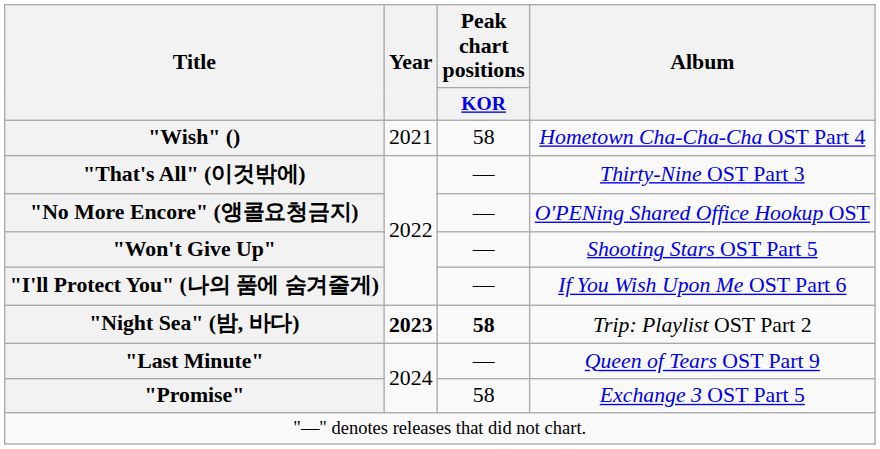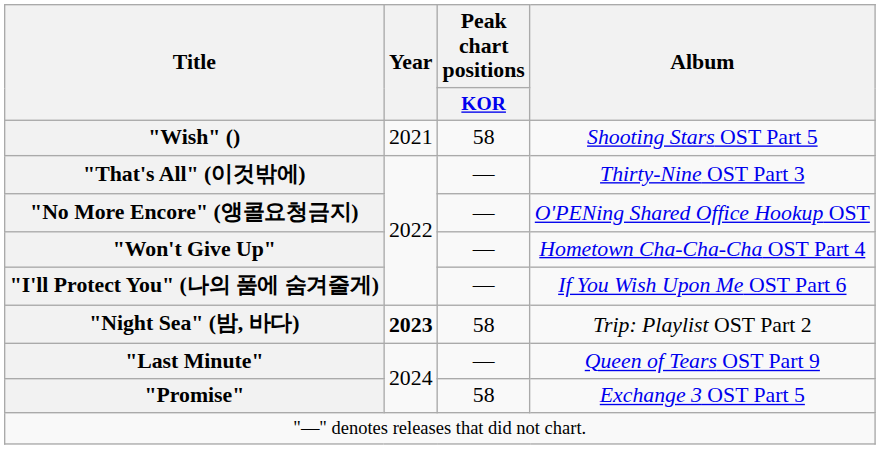(702, 137) Hometown Cha-Cha-Cha OST Part 4 -> (702, 137) Shooting Stars OST Part 5
(702, 249) Shooting Stars OST Part 5 -> (702, 249) Hometown Cha-Cha-Cha OST Part 4
(484, 324) bold -> (484, 324) normal
